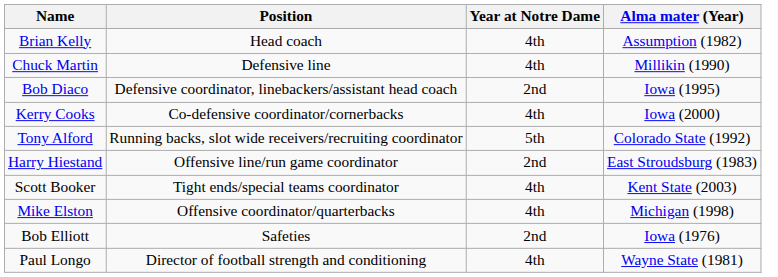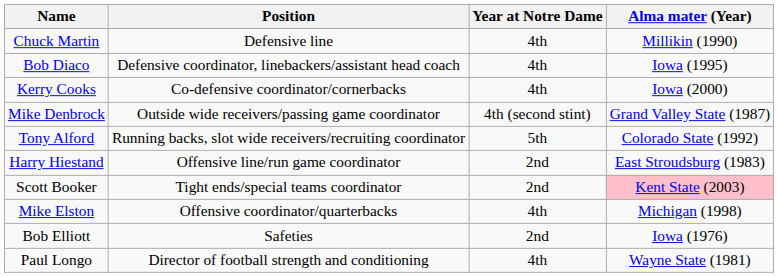- row: (55, 41)
(535, 89) 2nd -> (537, 65) 4th
+ row: (56, 114)
(535, 187) 4th -> (537, 187) 2nd
(682, 187) no background -> (690, 187) pink background
